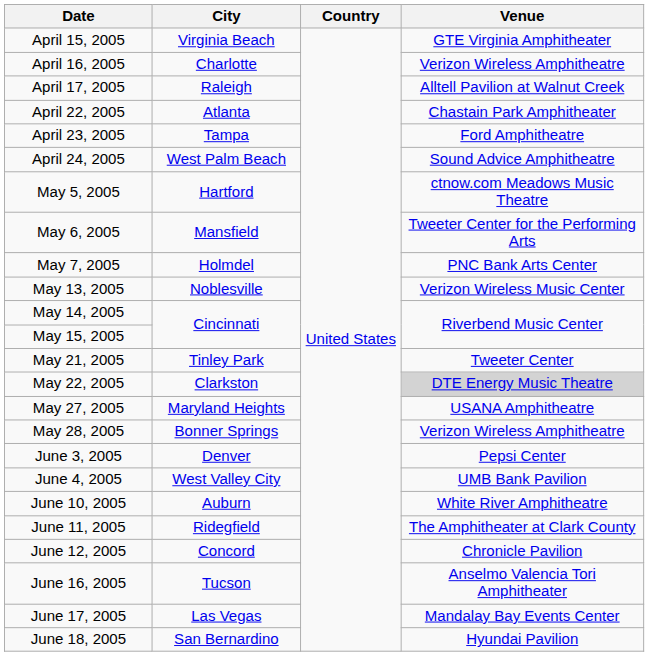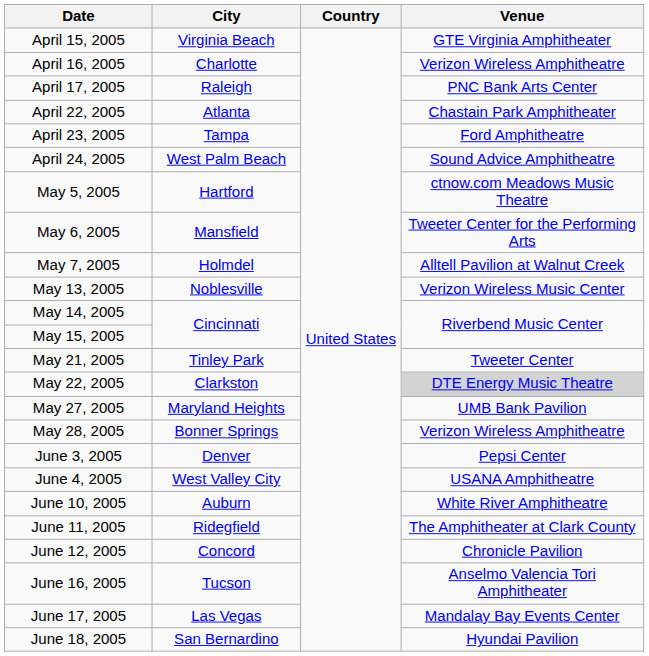(522, 87) Alltell Pavilion at Walnut Creek -> (522, 87) PNC Bank Arts Center
(522, 264) PNC Bank Arts Center -> (522, 264) Alltell Pavilion at Walnut Creek
(522, 408) USANA Amphitheatre -> (522, 408) UMB Bank Pavilion
(522, 479) UMB Bank Pavilion -> (522, 479) USANA Amphitheatre
